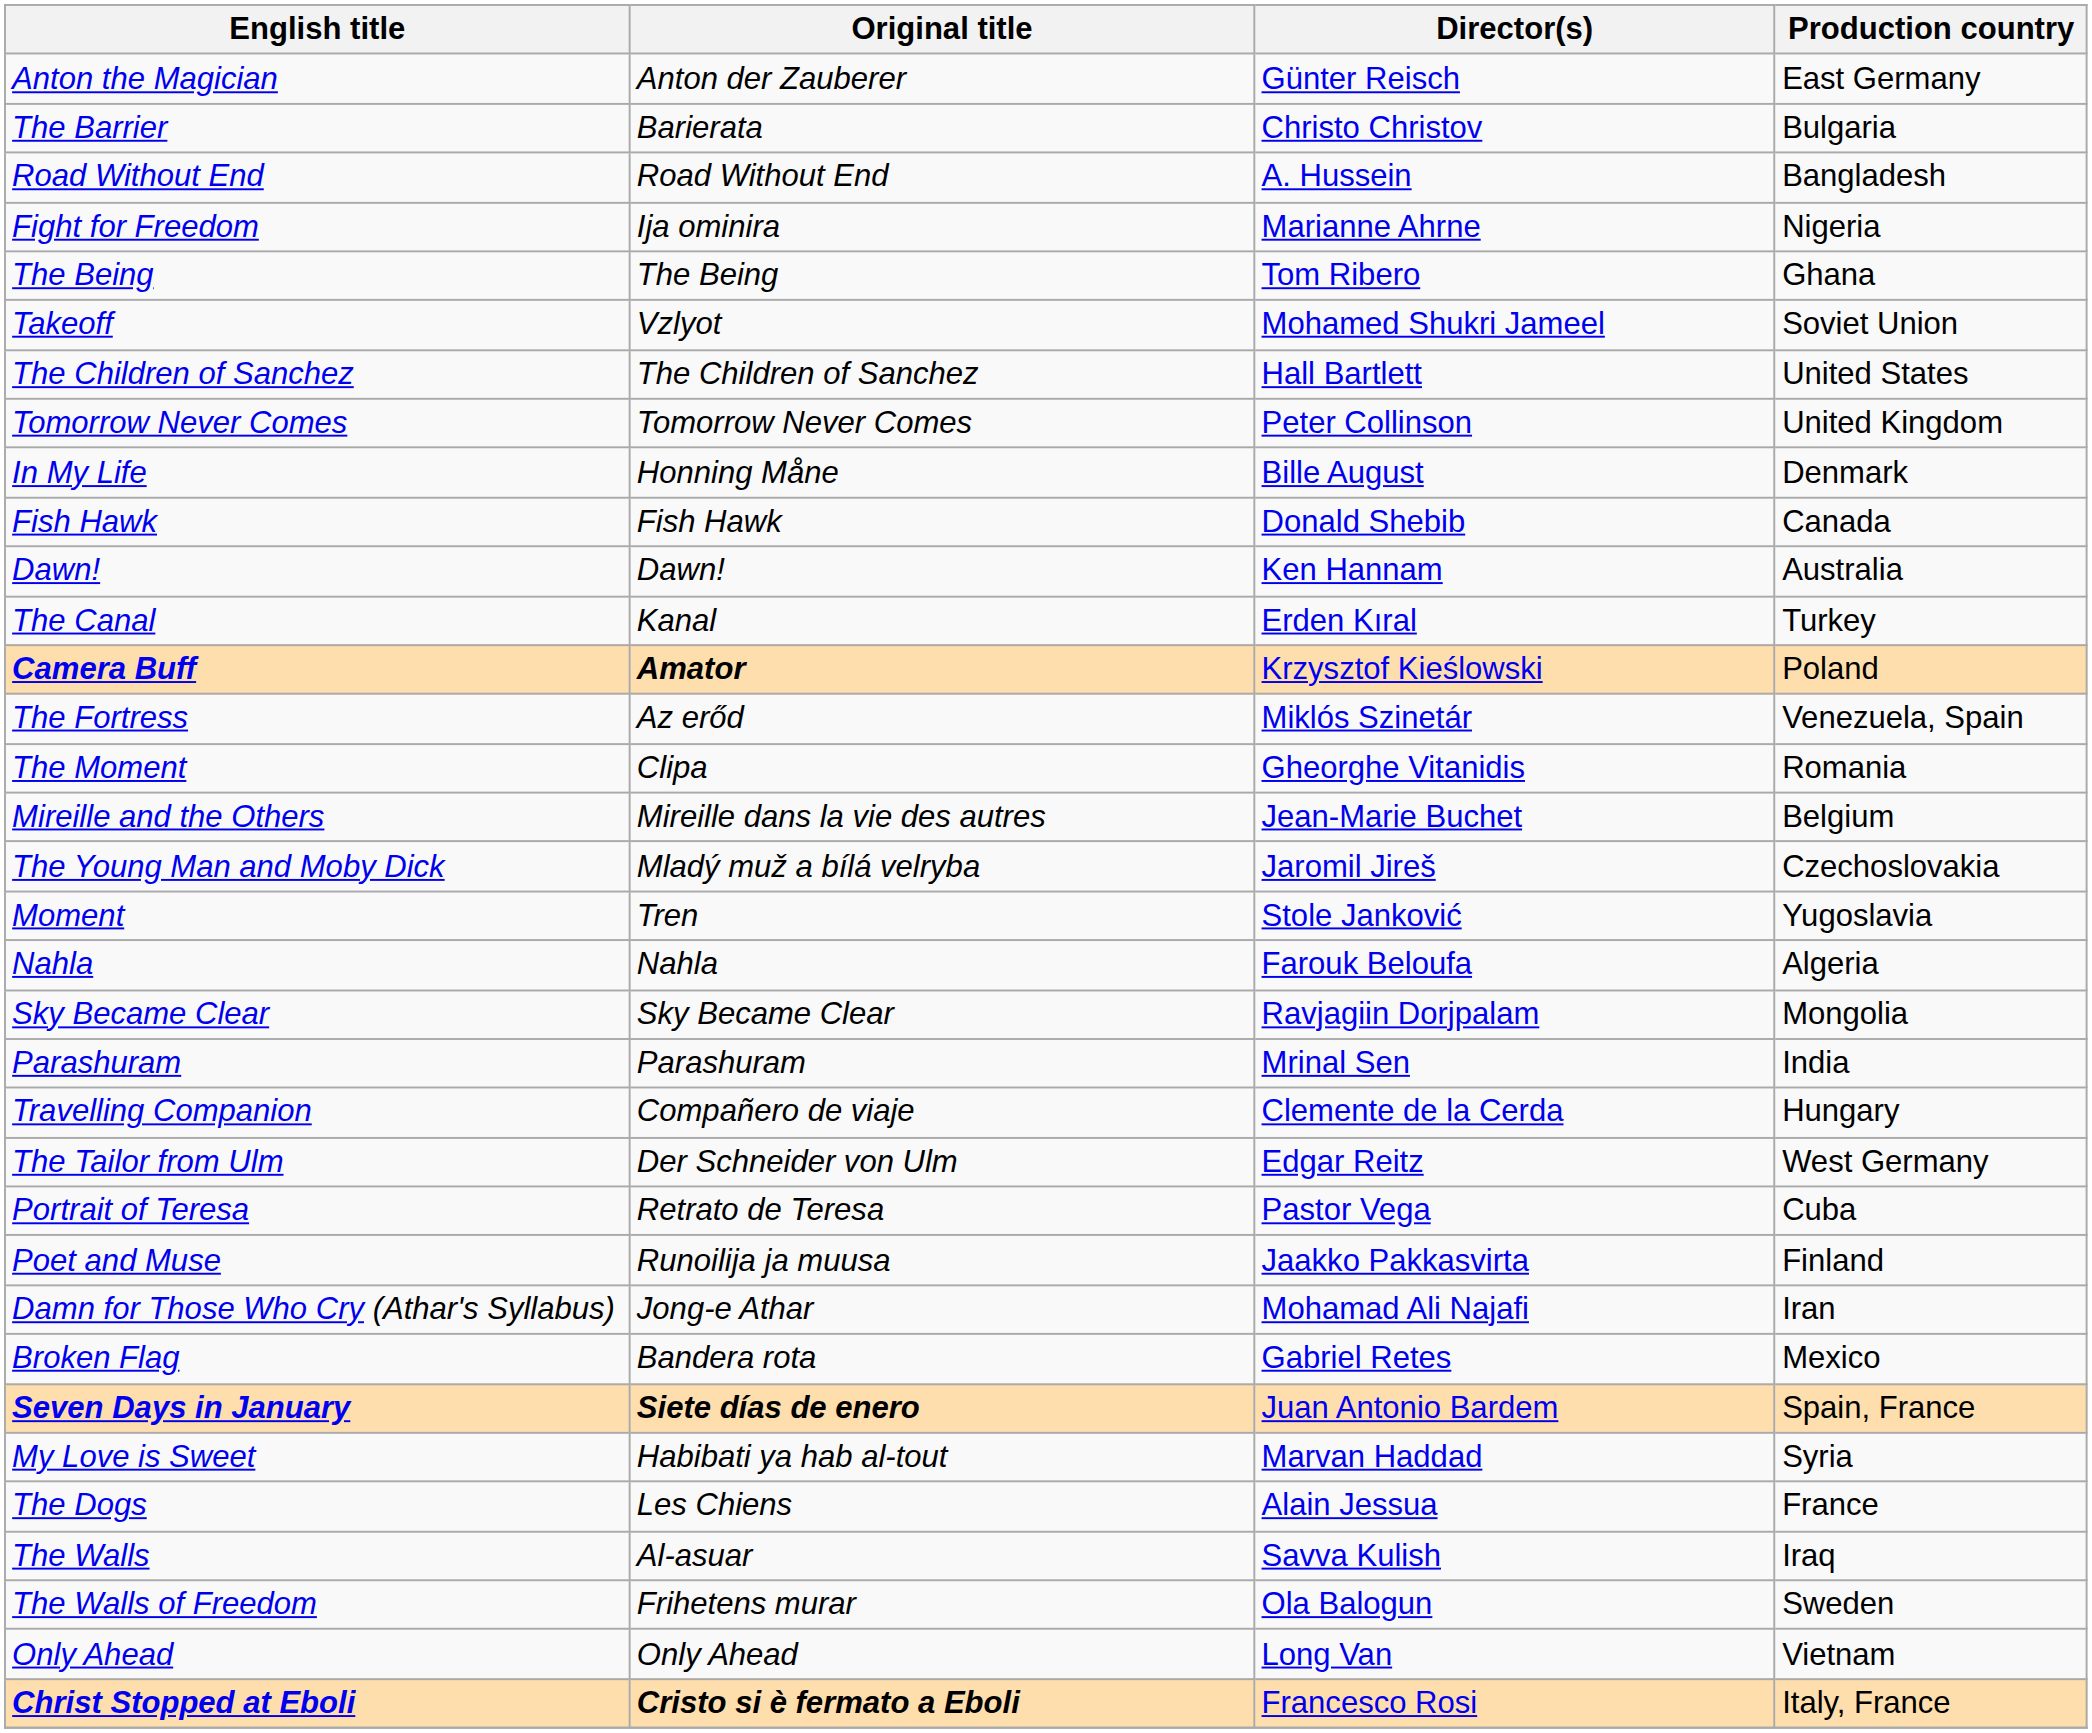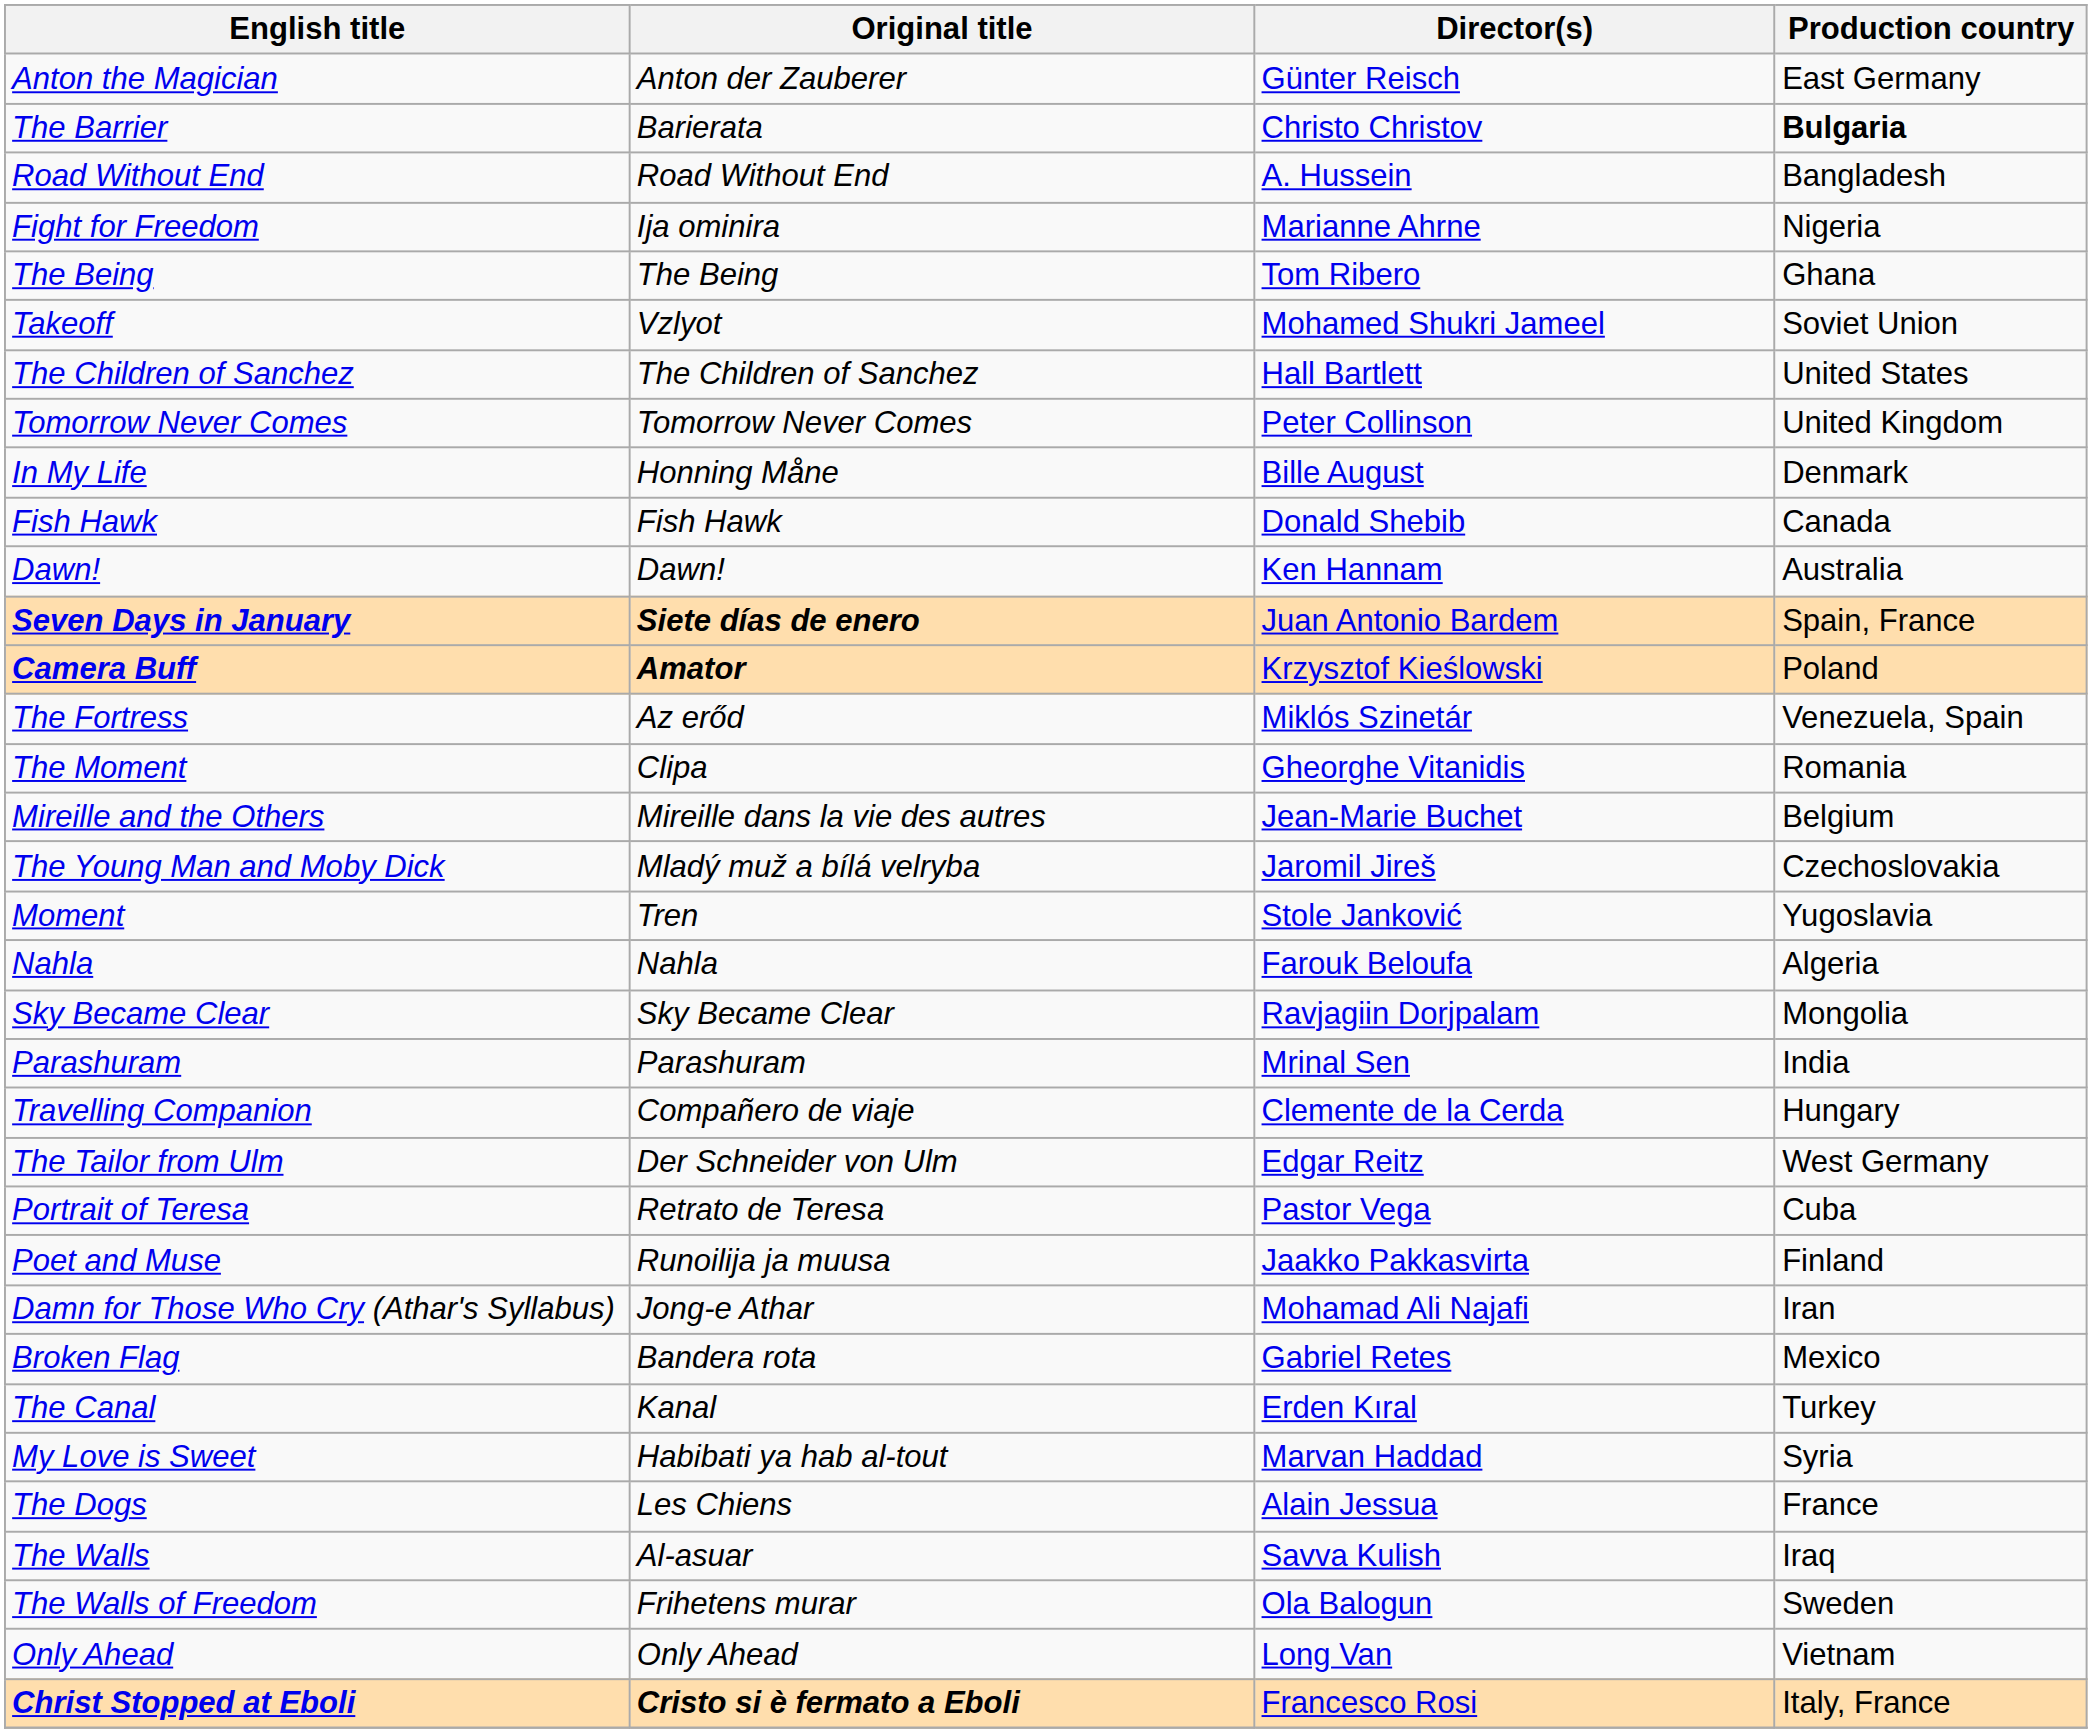(1839, 127) normal -> (1844, 127) bold
rows swapped: (84, 619) <-> (181, 1407)
